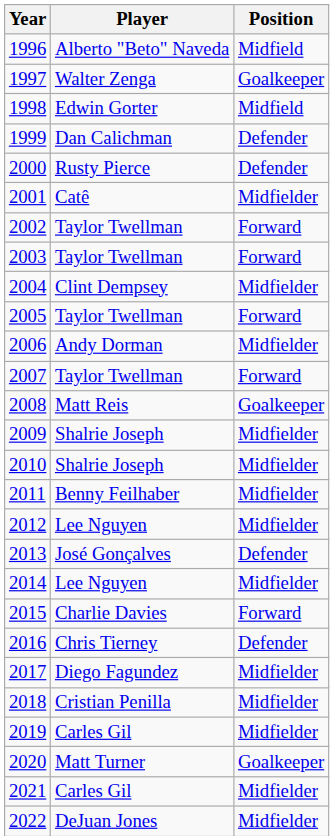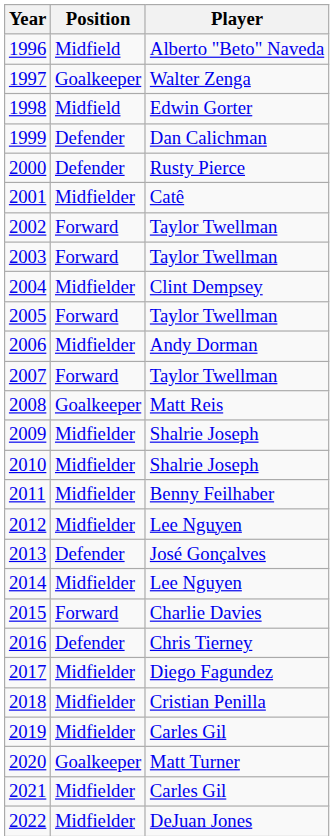columns swapped: (142, 19) <-> (281, 19)
